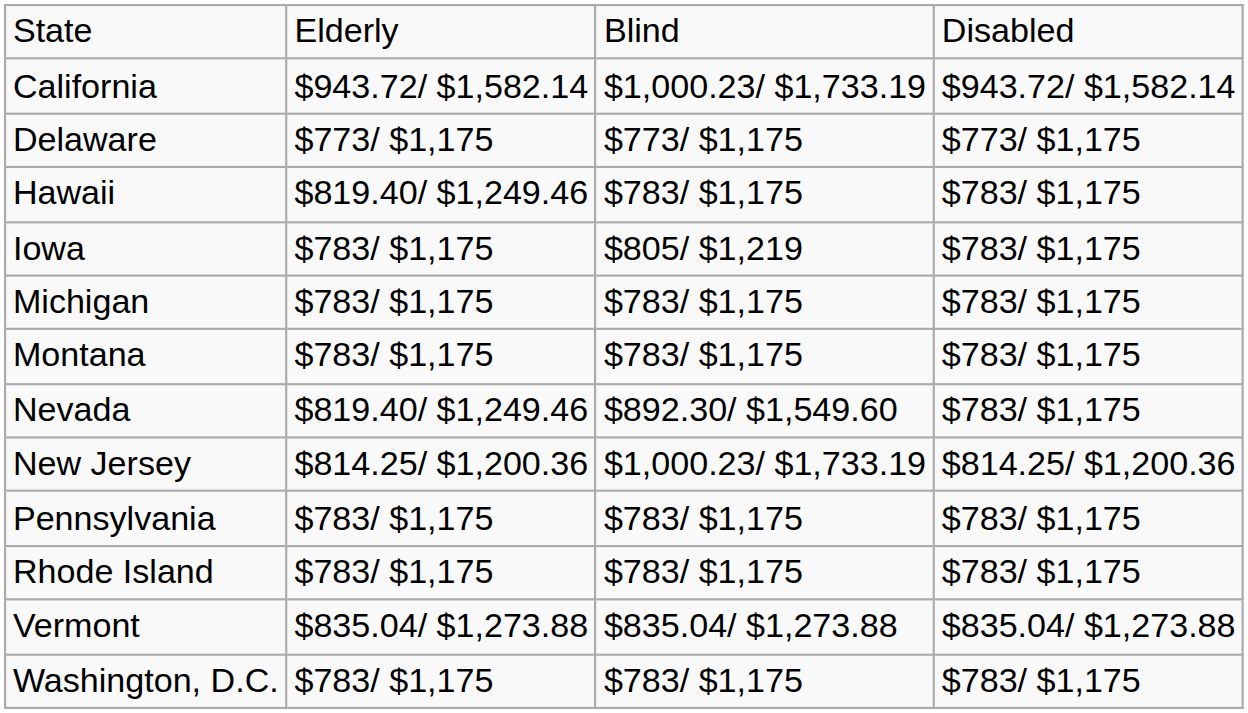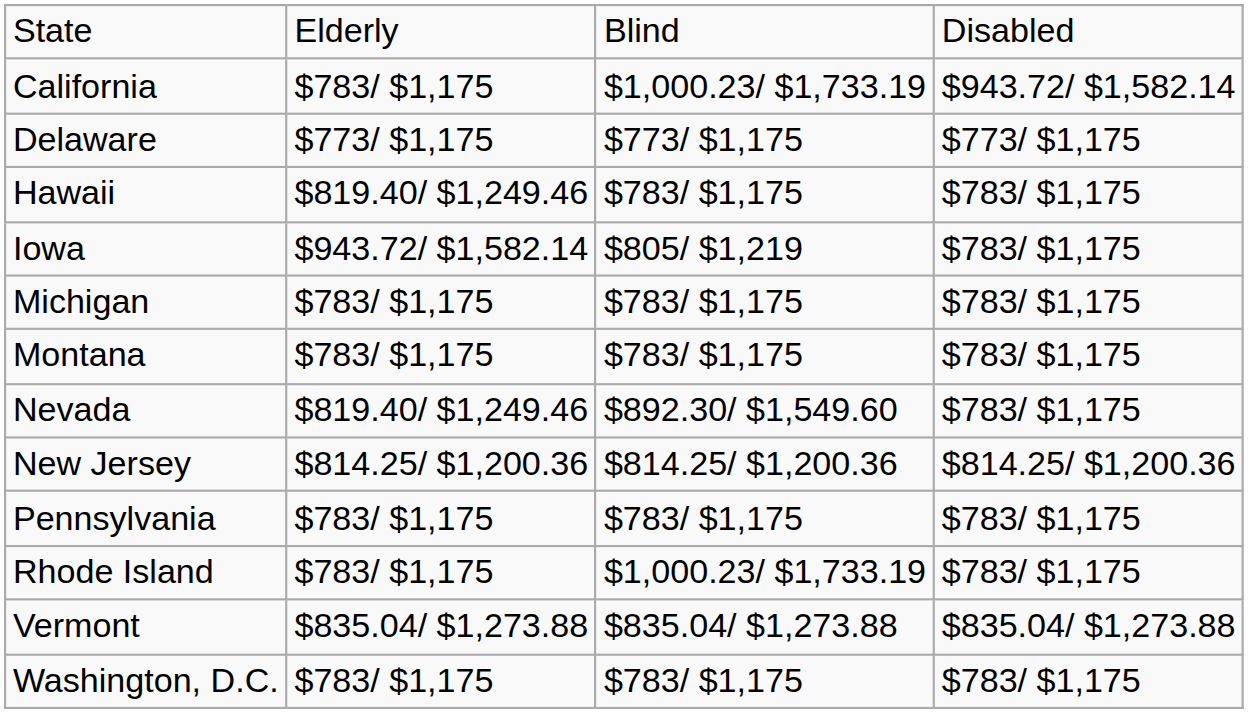(441, 85) $943.72/ $1,582.14 -> (394, 85) $783/ $1,175
(394, 247) $783/ $1,175 -> (441, 247) $943.72/ $1,582.14
(765, 463) $1,000.23/ $1,733.19 -> (751, 463) $814.25/ $1,200.36
(703, 572) $783/ $1,175 -> (765, 572) $1,000.23/ $1,733.19
